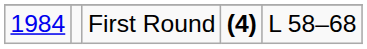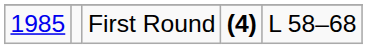(38, 24) 1984 -> (38, 24) 1985
